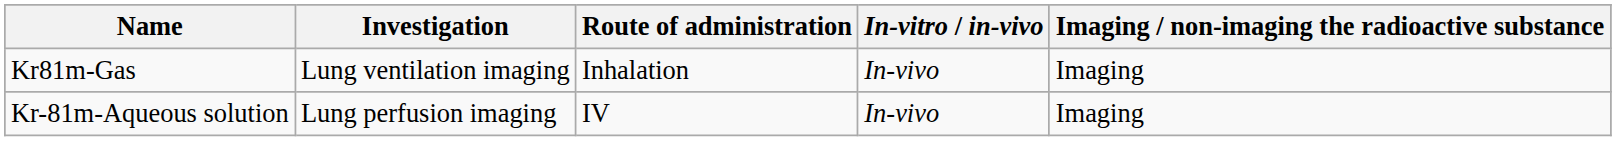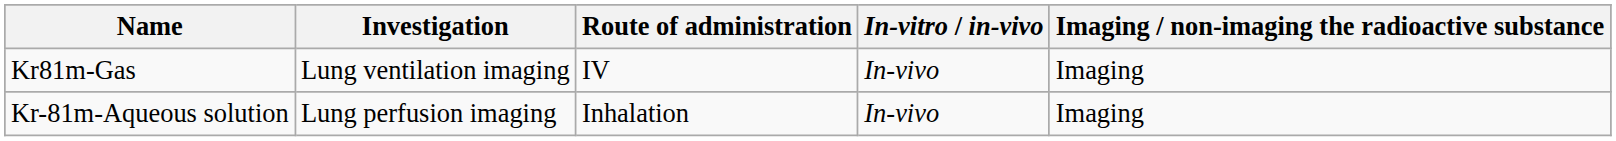(635, 70) Inhalation -> (596, 70) IV
(596, 113) IV -> (635, 113) Inhalation
